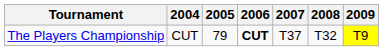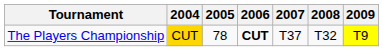(185, 36) no background -> (185, 36) gold background
(220, 36) 79 -> (220, 36) 78
